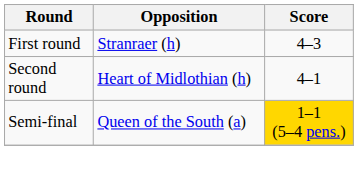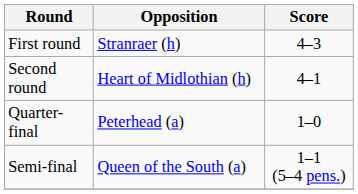+ row: (36, 122)
(309, 122) gold background -> (309, 166) no background
